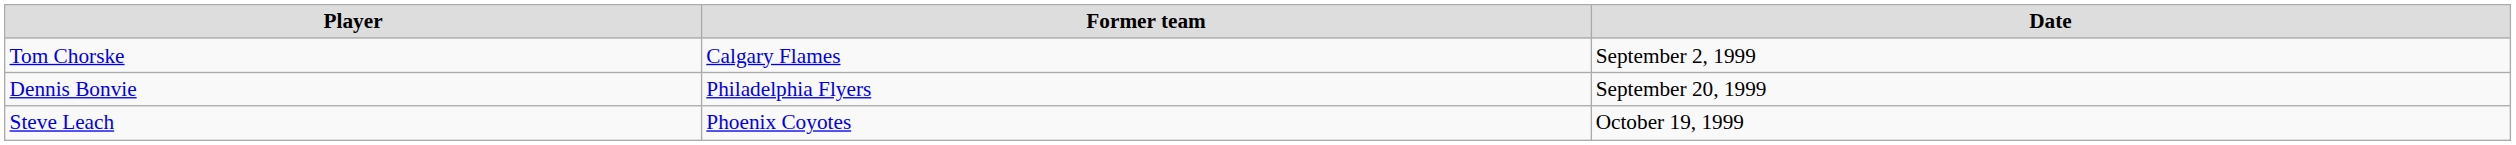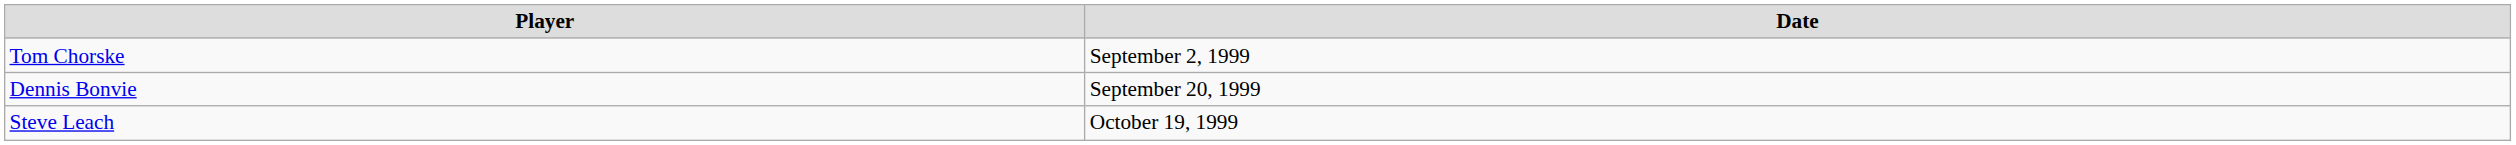- column: (1146, 21)
